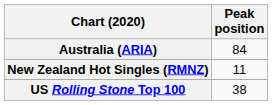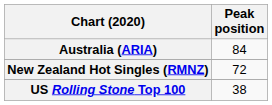(239, 69) 11 -> (239, 69) 72
